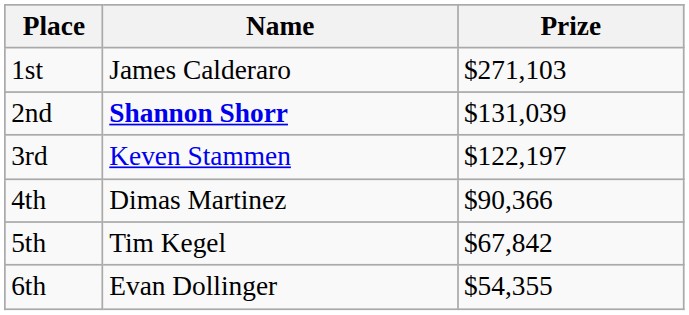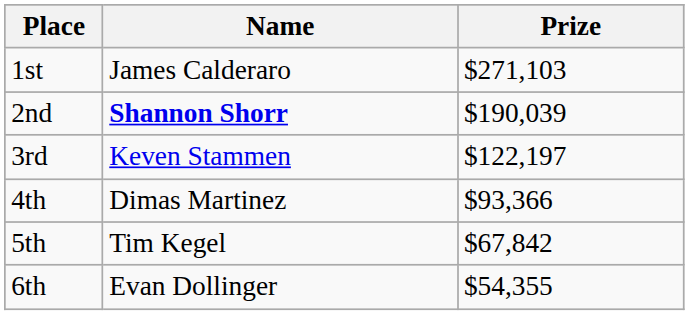(515, 112) $131,039 -> (515, 112) $190,039
(508, 199) $90,366 -> (508, 199) $93,366
